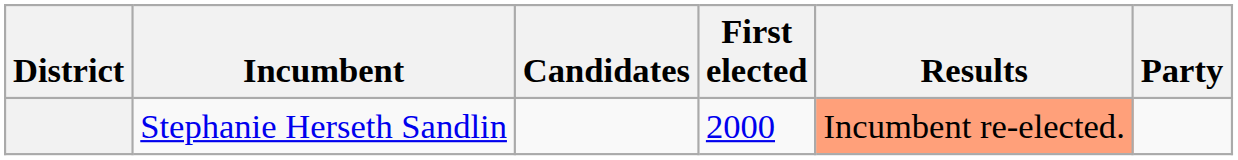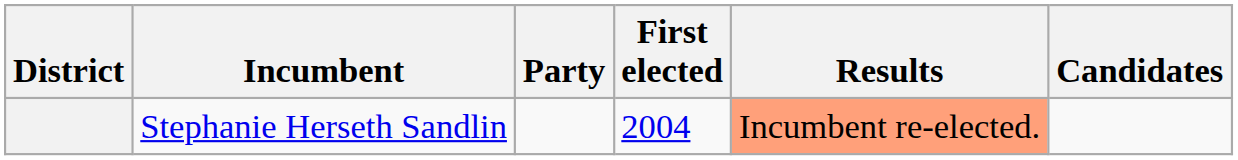columns swapped: (1182, 70) <-> (606, 70)
(740, 125) 2000 -> (656, 125) 2004
